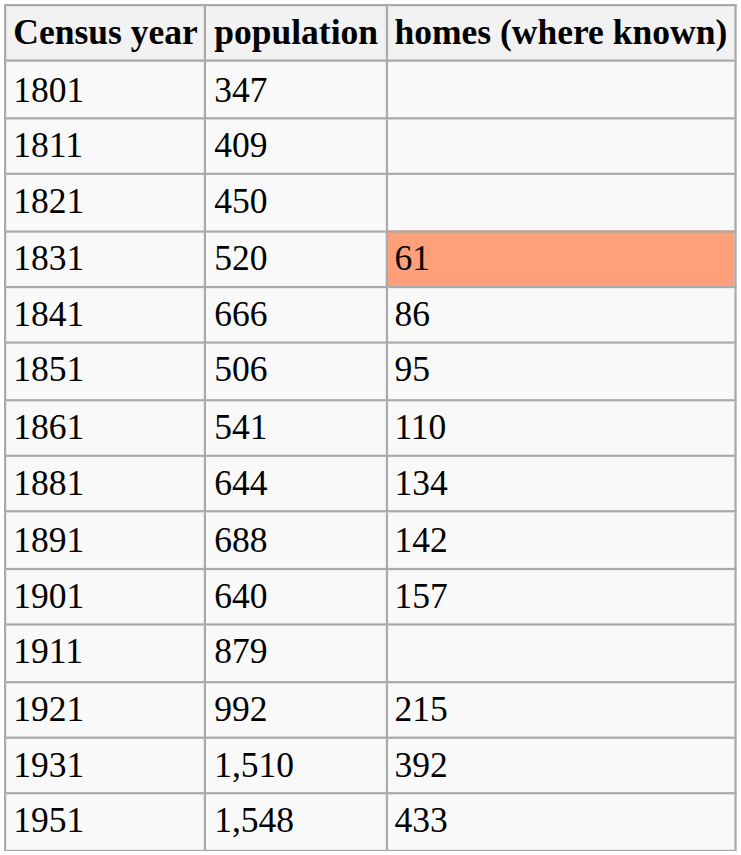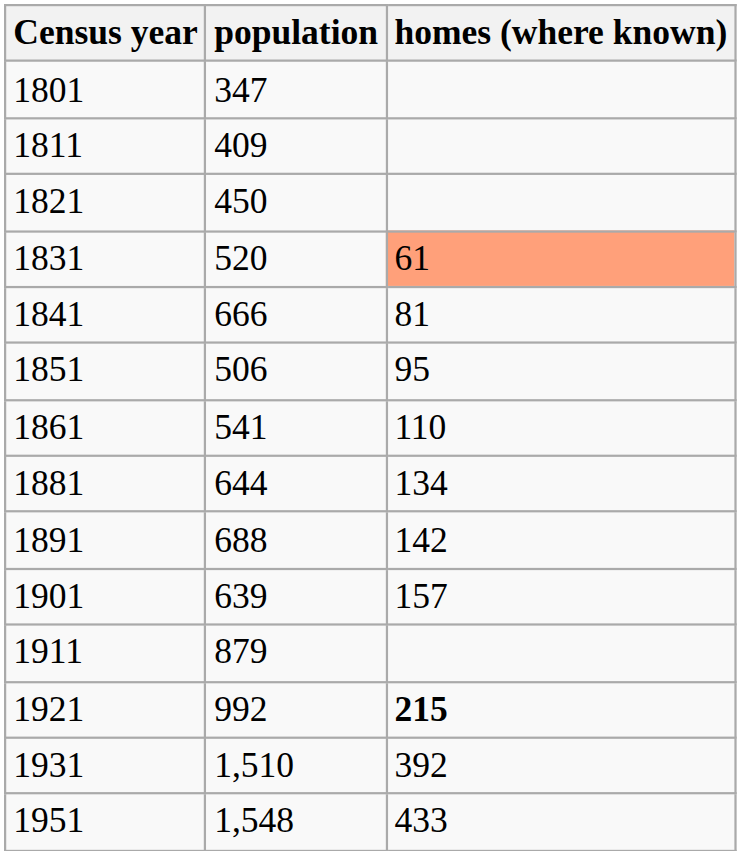(412, 314) 86 -> (412, 314) 81
(241, 595) 640 -> (241, 595) 639
(421, 708) normal -> (421, 708) bold
